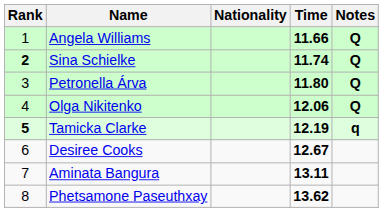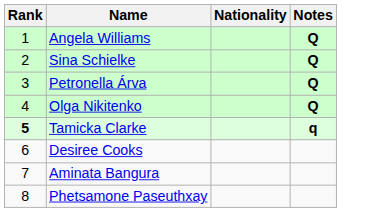- column: (311, 15)
(25, 60) bold -> (25, 60) normal
